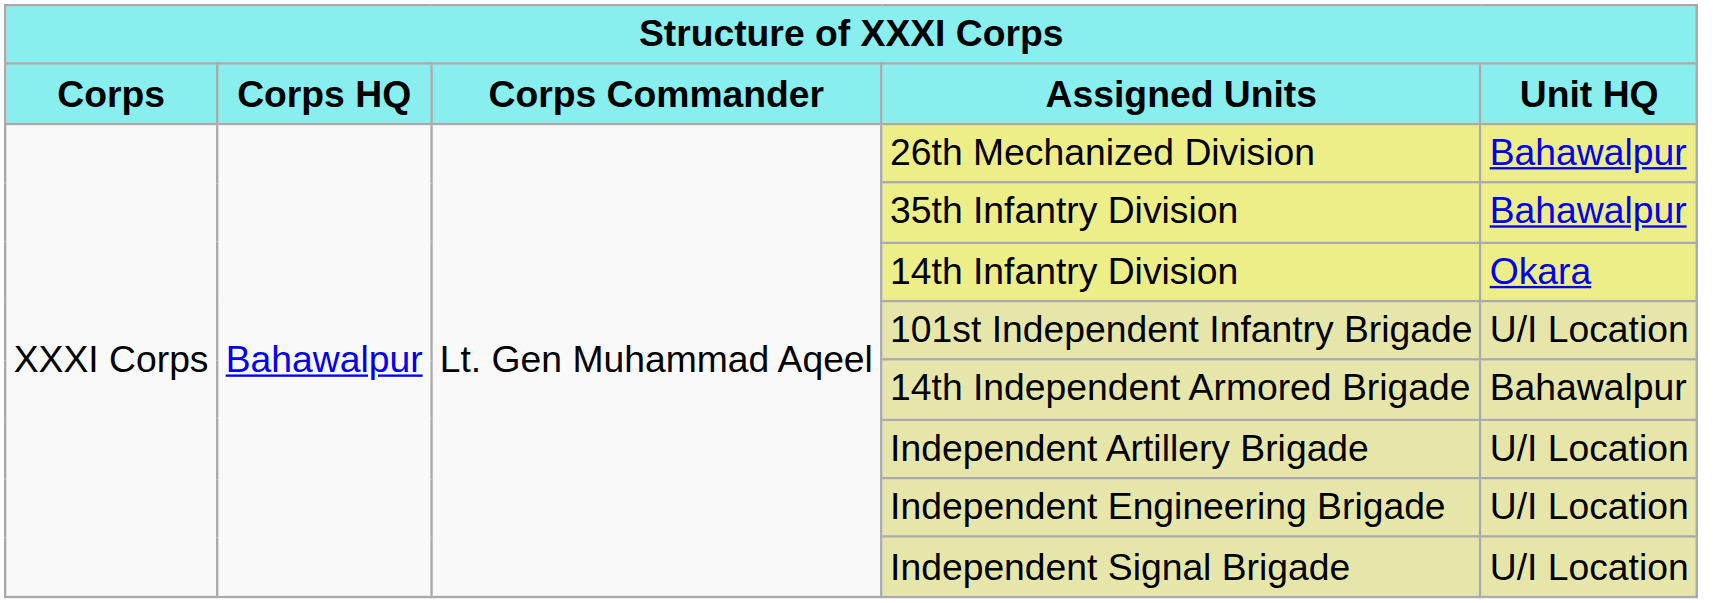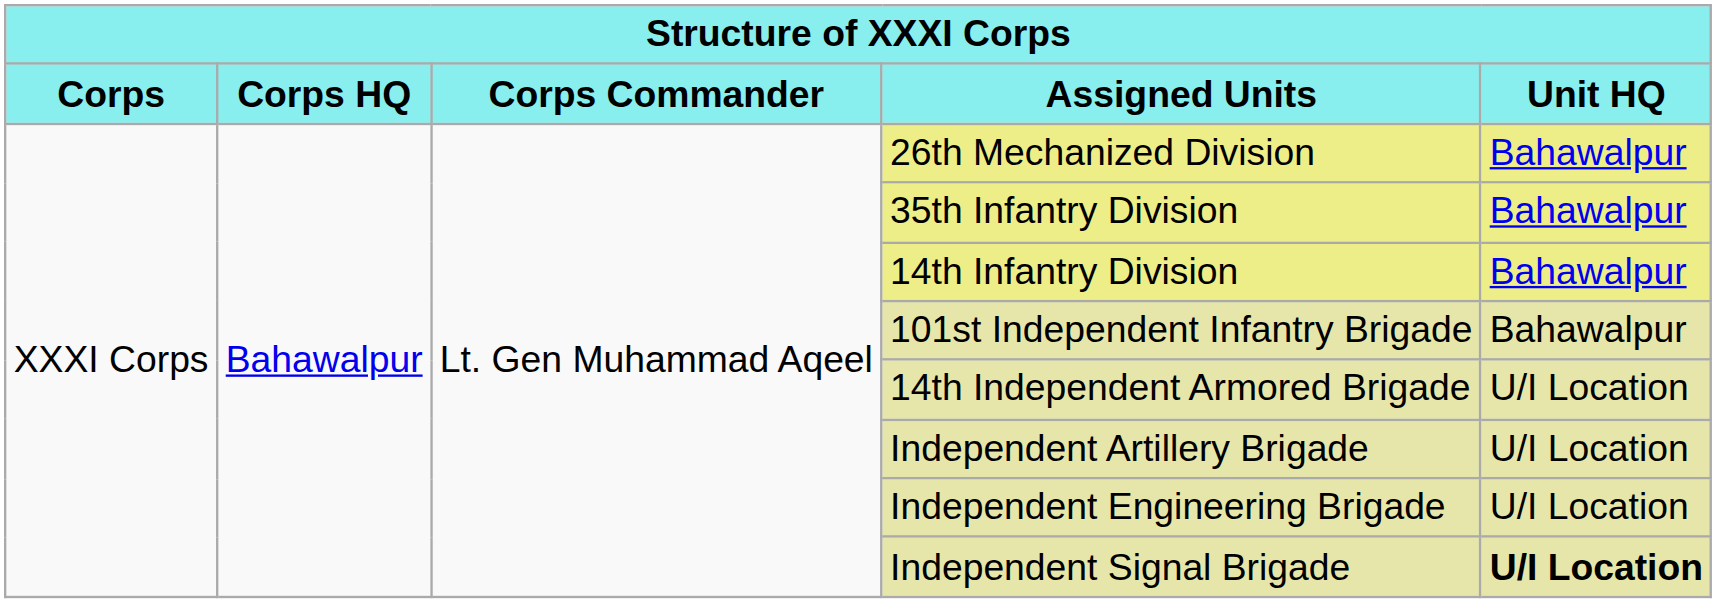(1540, 270) Okara -> (1588, 270) Bahawalpur
(1589, 329) U/I Location -> (1588, 329) Bahawalpur
(1588, 388) Bahawalpur -> (1589, 388) U/I Location
(1589, 566) normal -> (1596, 566) bold
